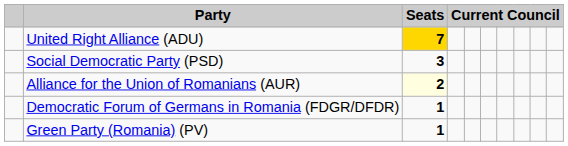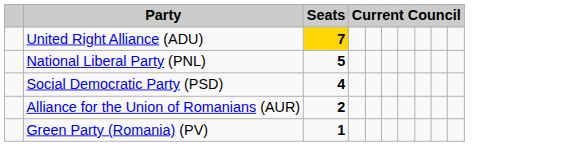+ row: (116, 61)
(440, 61) 3 -> (341, 84) 4
(440, 84) lightyellow background -> (341, 107) no background
- row: (213, 107)
